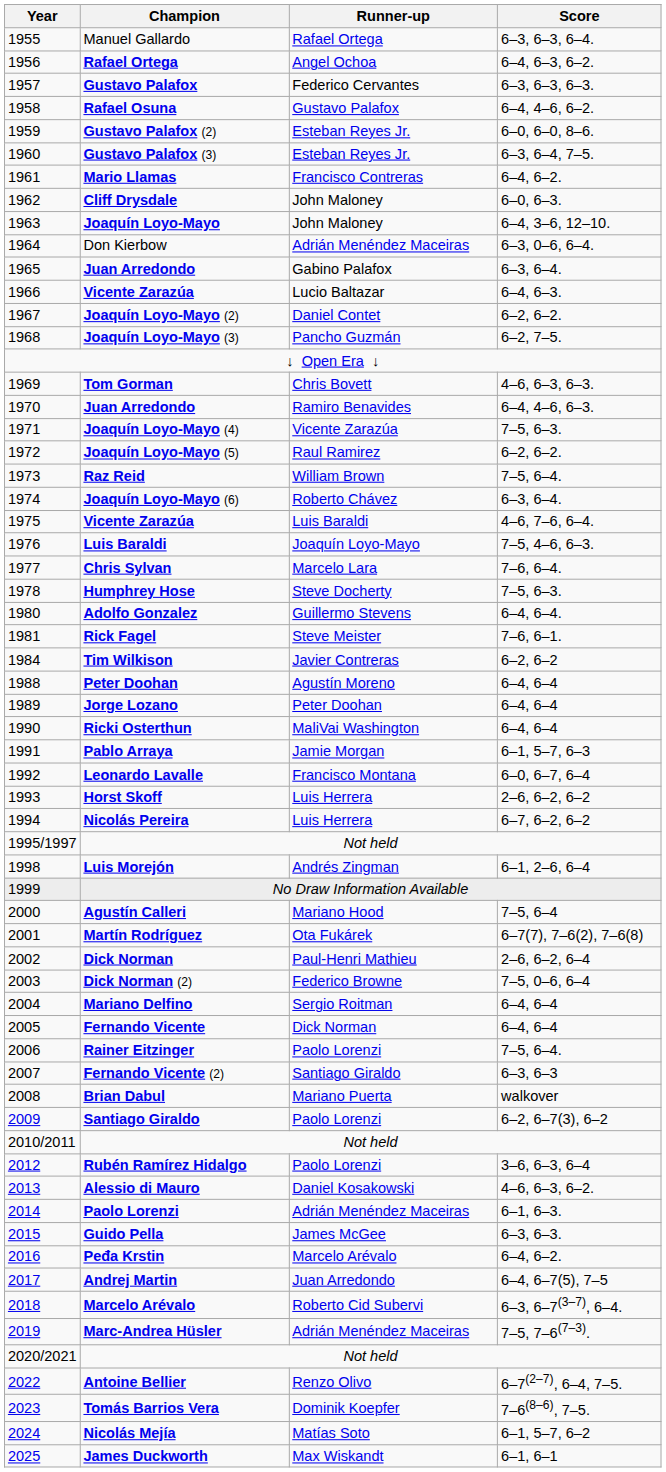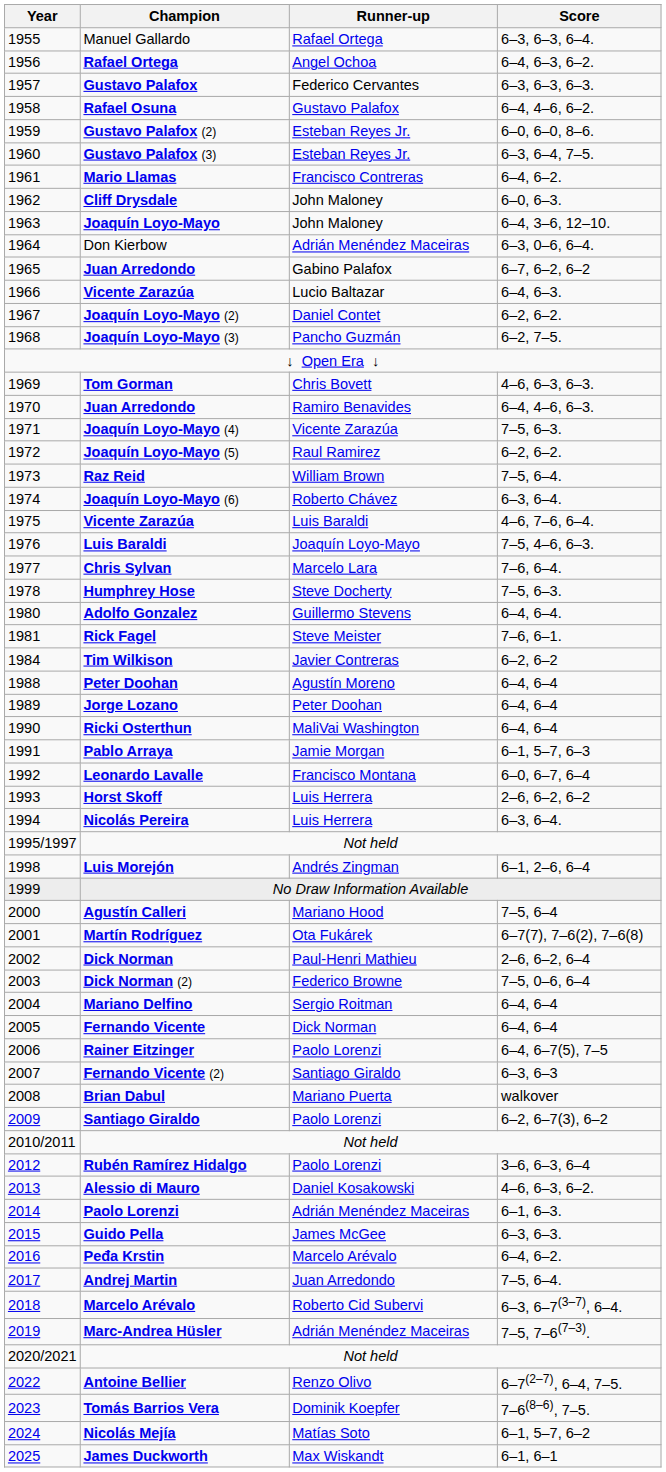(531, 269) 6–3, 6–4. -> (546, 269) 6–7, 6–2, 6–2
(546, 821) 6–7, 6–2, 6–2 -> (531, 821) 6–3, 6–4.
(531, 1050) 7–5, 6–4. -> (554, 1050) 6–4, 6–7(5), 7–5
(554, 1280) 6–4, 6–7(5), 7–5 -> (531, 1280) 7–5, 6–4.
